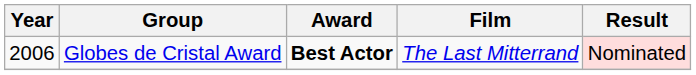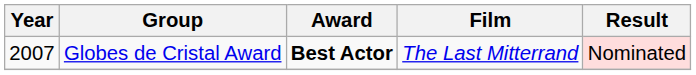(32, 52) 2006 -> (32, 52) 2007
